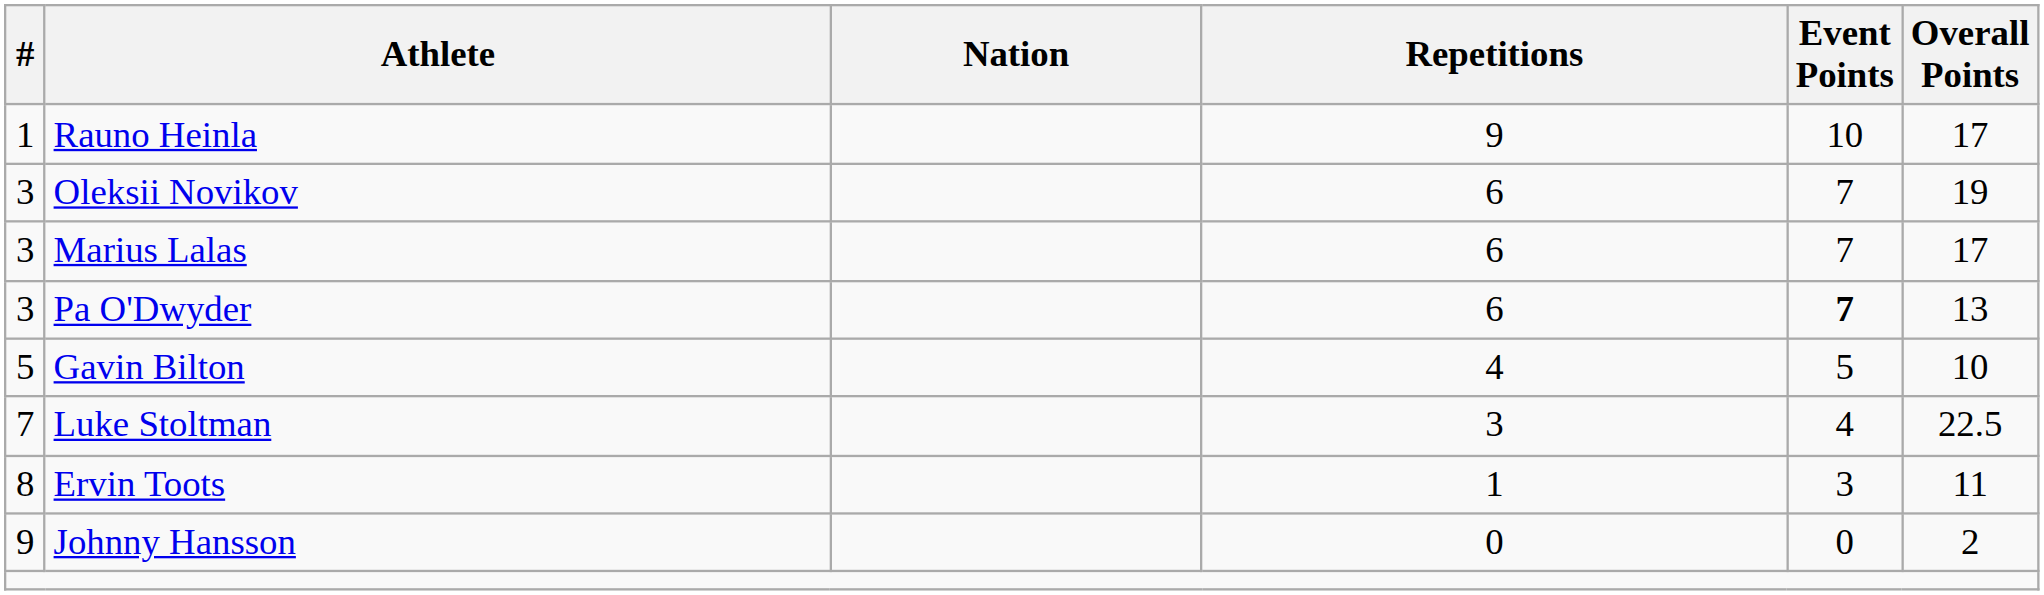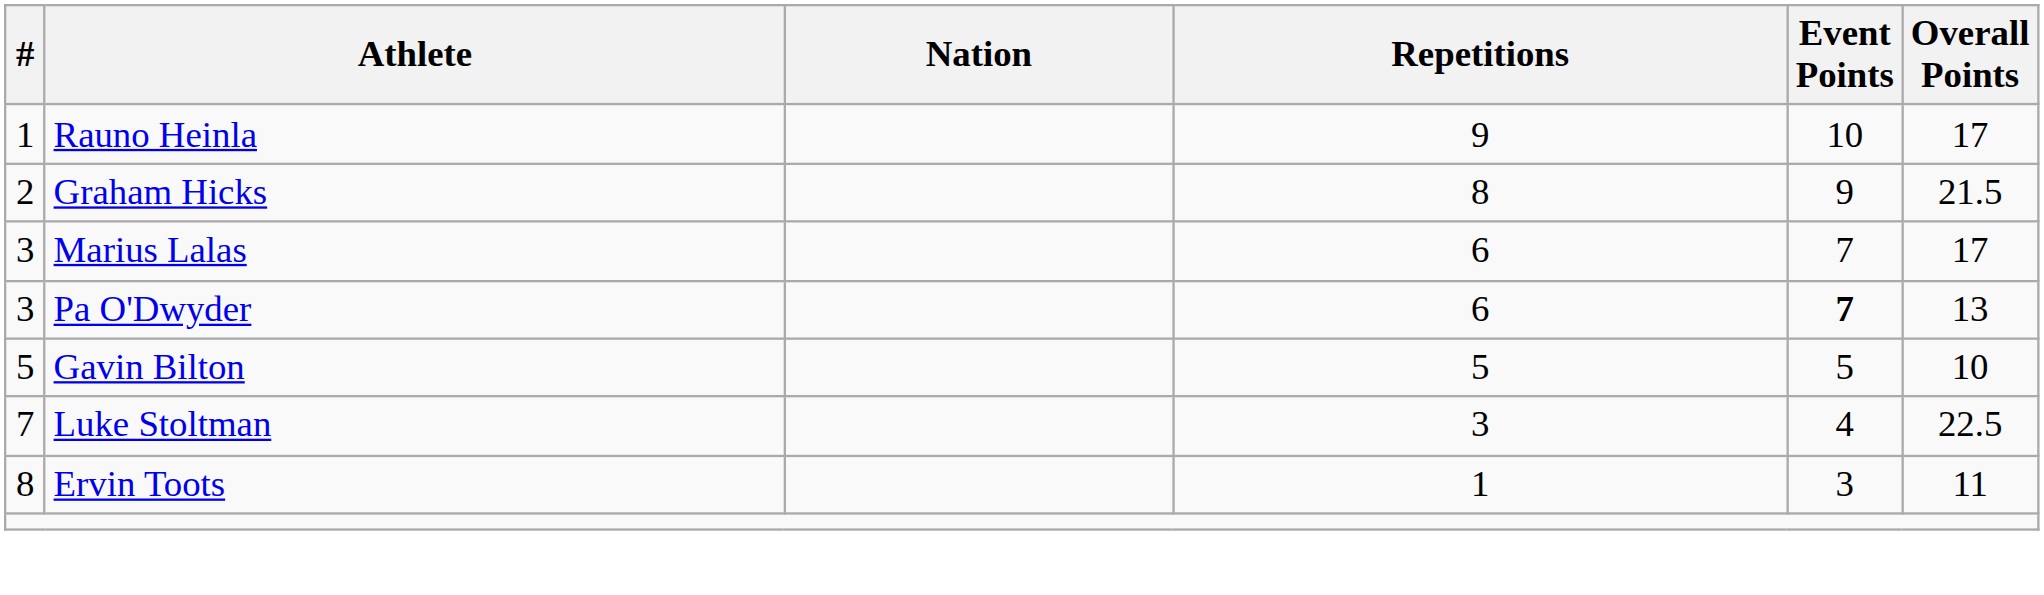+ row: (160, 191)
- row: (176, 191)
(1494, 366) 4 -> (1480, 366) 5
- row: (175, 541)
